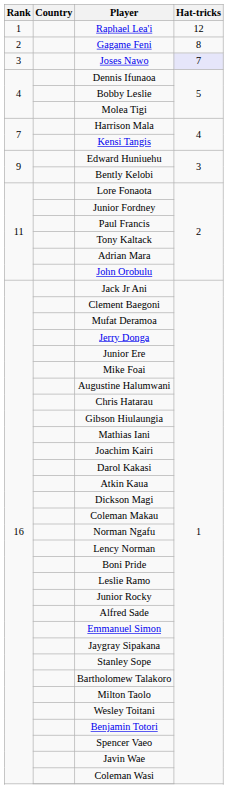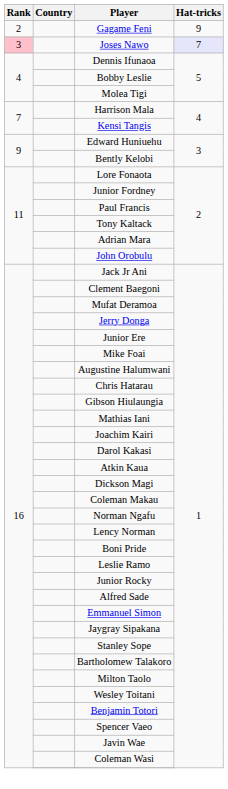- row: (124, 28)
(199, 45) 8 -> (199, 28) 9
(19, 61) no background -> (19, 45) pink background
